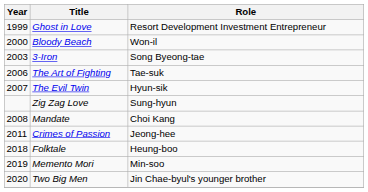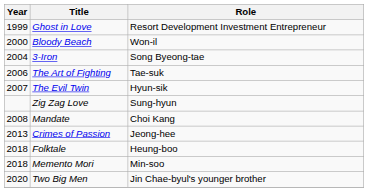(17, 57) 2003 -> (17, 57) 2004
(17, 133) 2011 -> (17, 133) 2013
(17, 164) 2019 -> (17, 164) 2018
